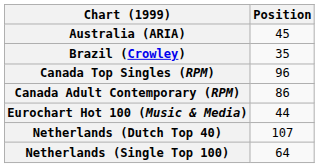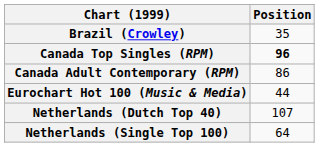- row: (127, 34)
(282, 73) normal -> (282, 54) bold
